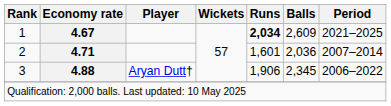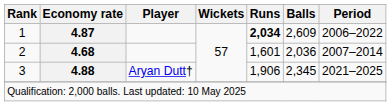(83, 33) 4.67 -> (83, 33) 4.87
(352, 33) 2021–2025 -> (352, 33) 2006–2022
(83, 52) 4.71 -> (83, 52) 4.68
(352, 71) 2006–2022 -> (352, 71) 2021–2025
